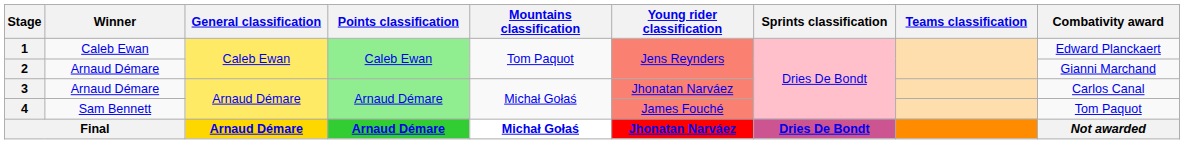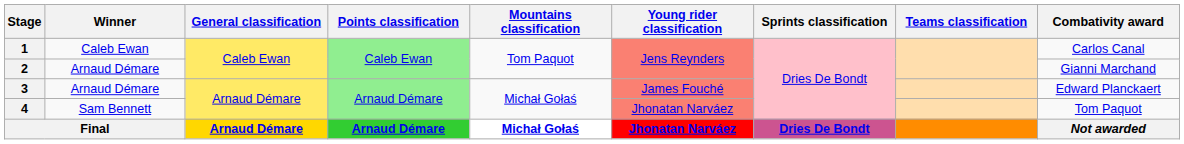(1108, 49) Edward Planckaert -> (1108, 49) Carlos Canal
(682, 89) Jhonatan Narváez -> (682, 89) James Fouché
(1108, 89) Carlos Canal -> (1108, 89) Edward Planckaert
(682, 109) James Fouché -> (682, 109) Jhonatan Narváez
